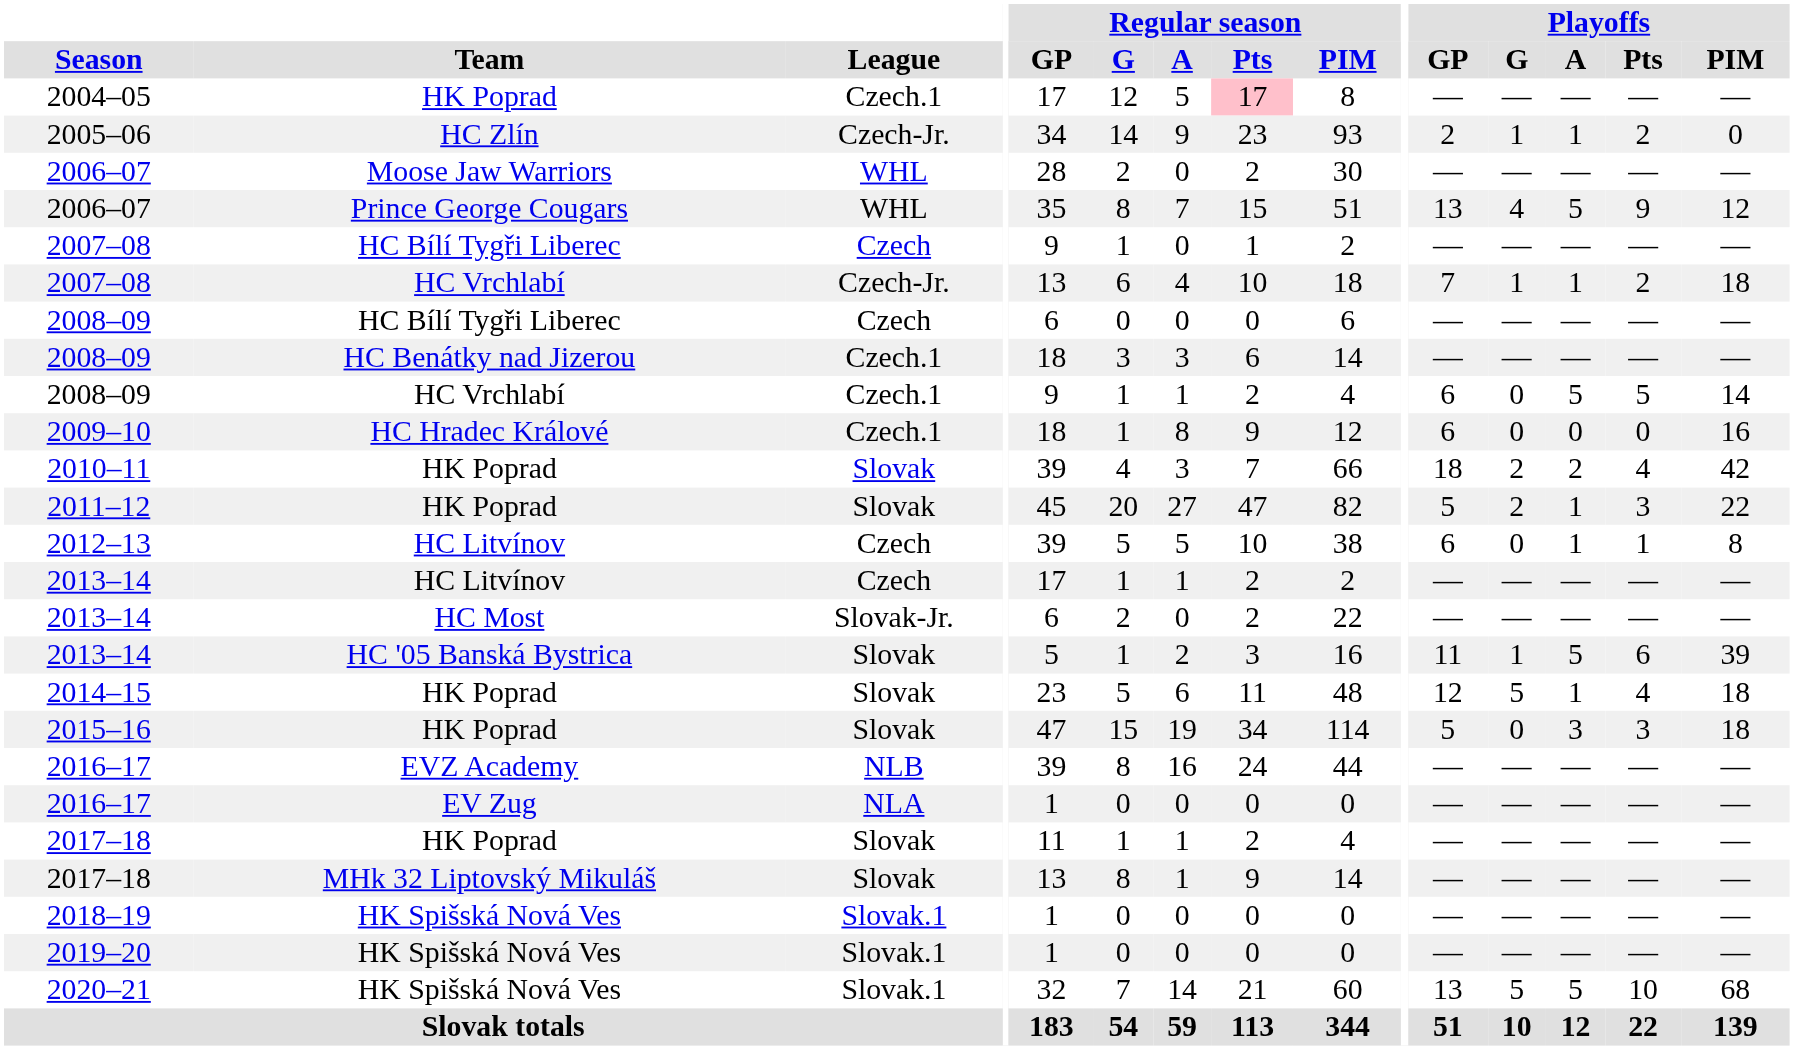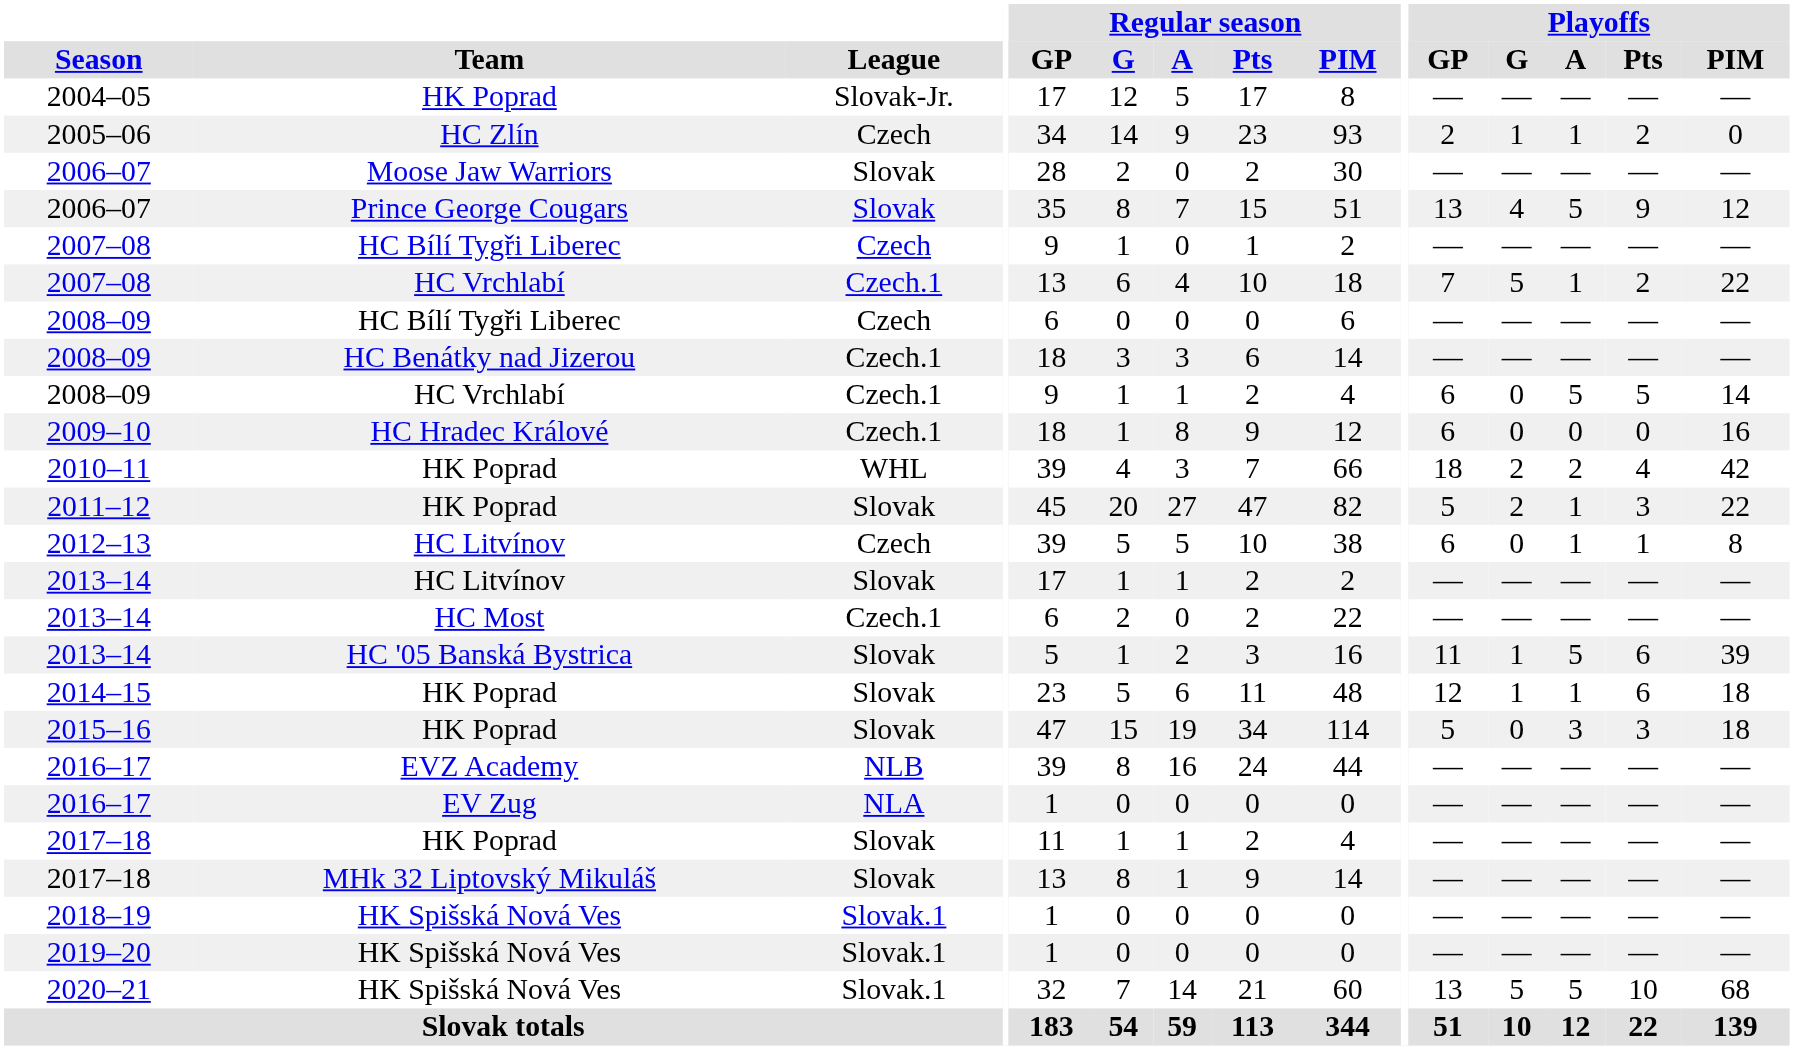(894, 96) Czech.1 -> (894, 96) Slovak-Jr.
(1253, 96) pink background -> (1253, 96) no background
(894, 133) Czech-Jr. -> (894, 133) Czech
(894, 170) WHL -> (894, 170) Slovak
(894, 208) WHL -> (894, 208) Slovak
(894, 282) Czech-Jr. -> (894, 282) Czech.1
(1517, 282) 1 -> (1517, 282) 5
(1735, 282) 18 -> (1735, 282) 22
(894, 468) Slovak -> (894, 468) WHL
(894, 580) Czech -> (894, 580) Slovak
(894, 617) Slovak-Jr. -> (894, 617) Czech.1
(1517, 691) 5 -> (1517, 691) 1
(1643, 691) 4 -> (1643, 691) 6
